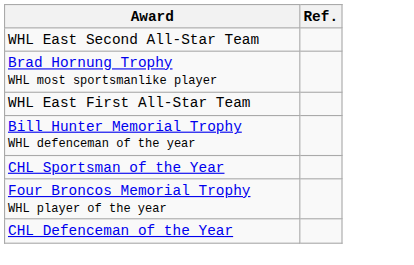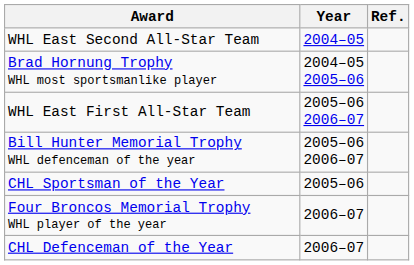+ column: (334, 16)
